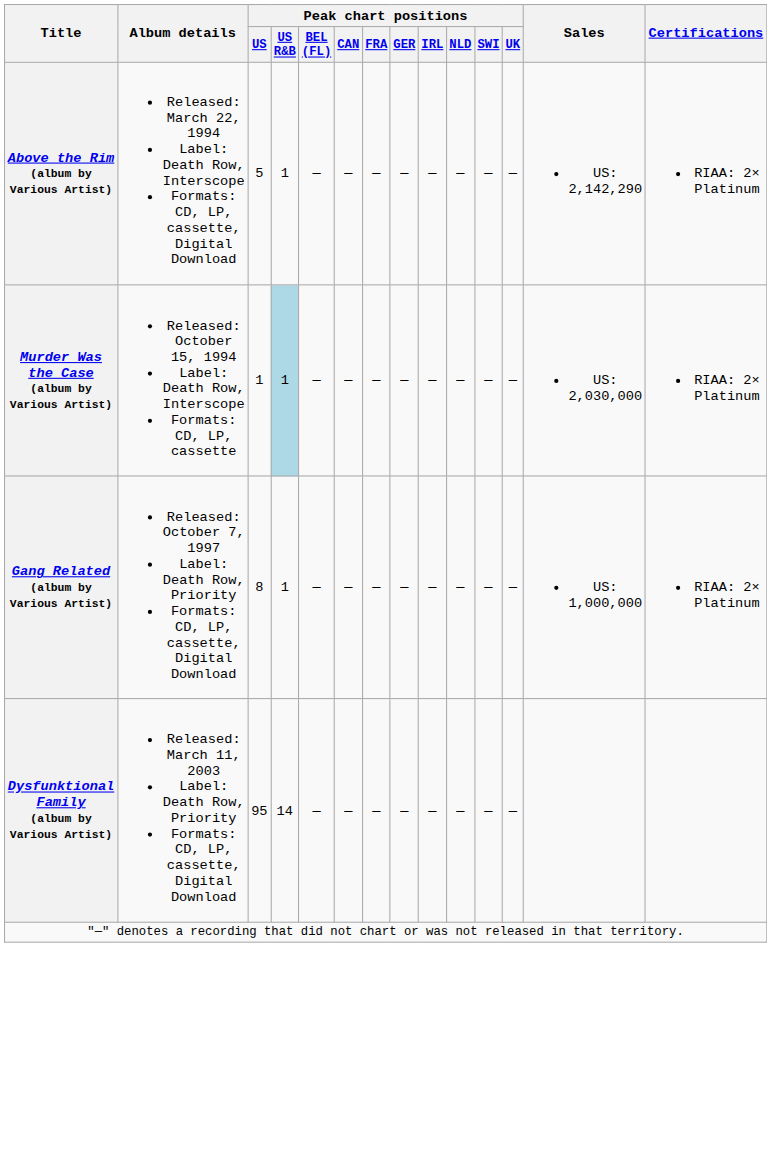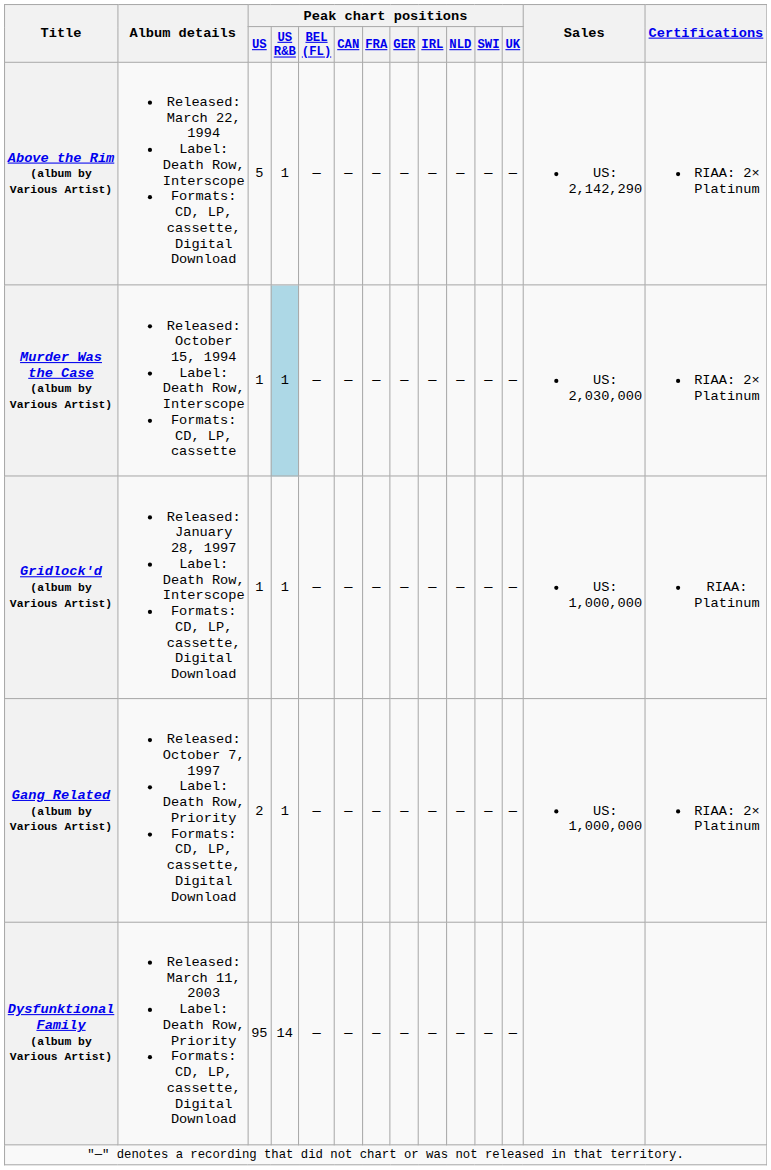+ row: (61, 587)
(259, 588) 8 -> (259, 810) 2
